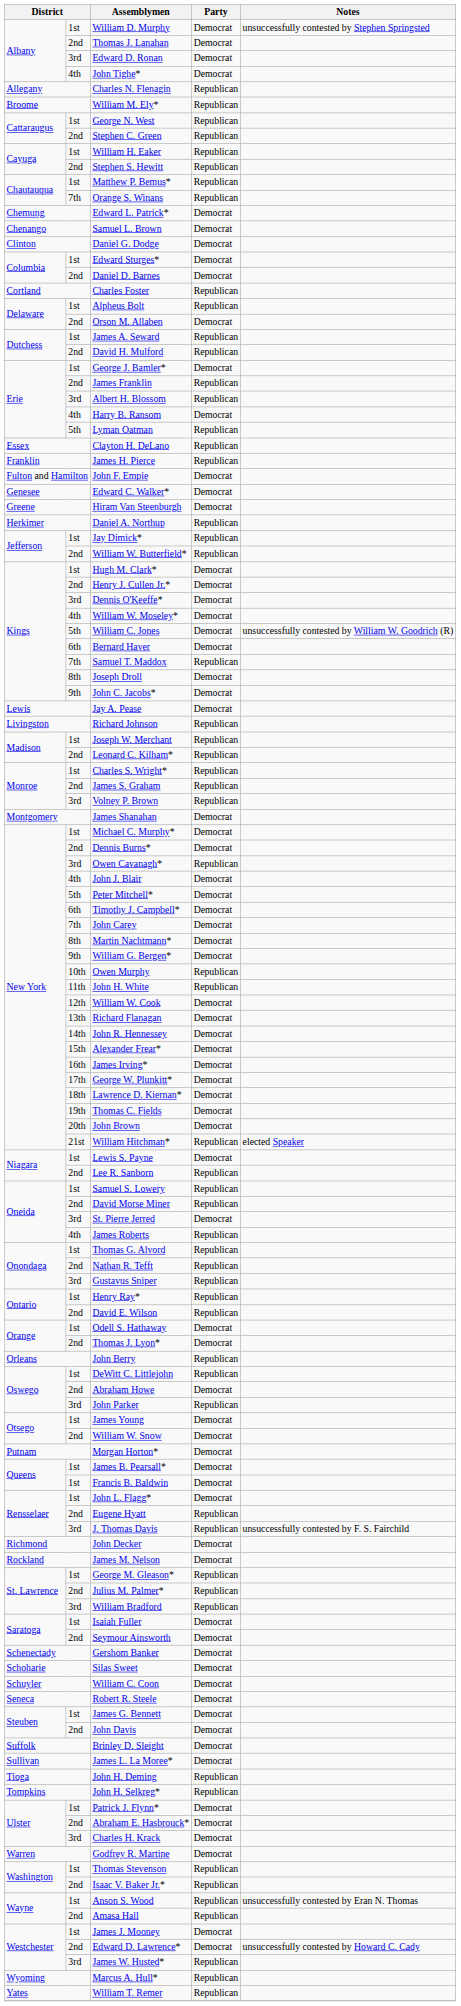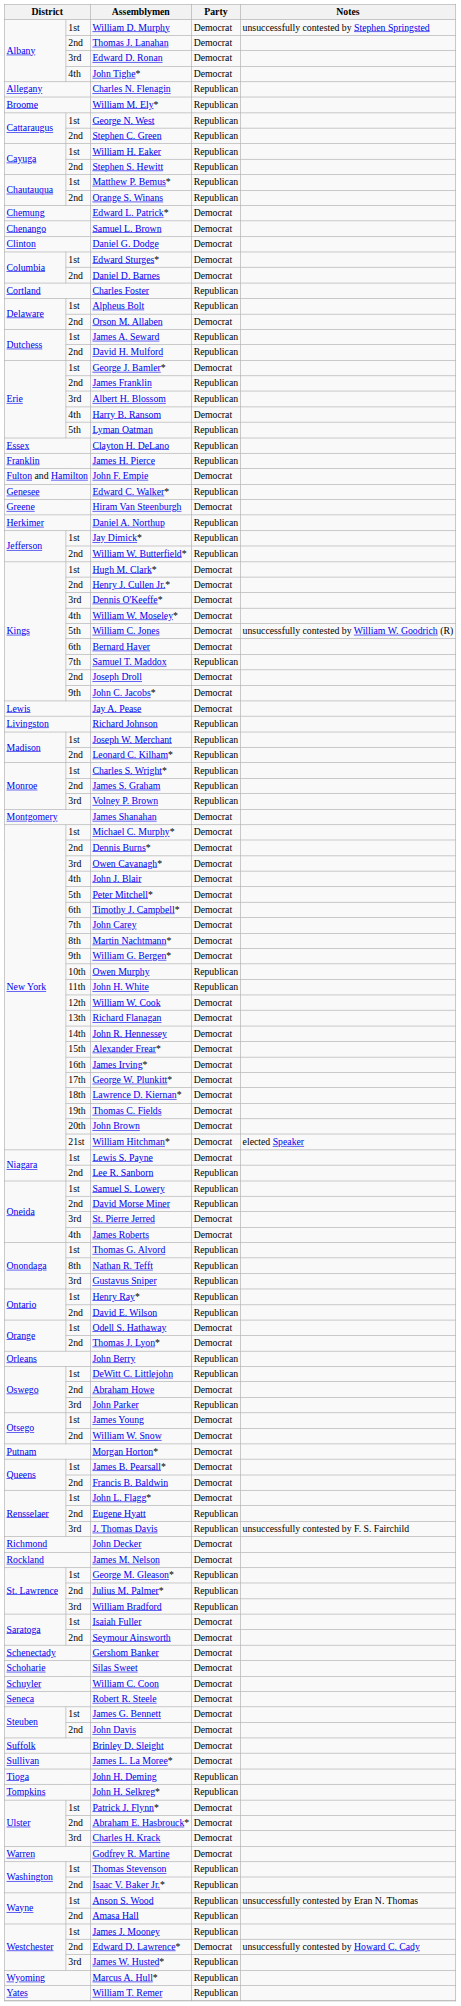(75, 197) 7th -> (76, 197) 2nd
(213, 492) Democrat -> (216, 492) Republican
(75, 677) 8th -> (76, 677) 2nd
(216, 863) Republican -> (213, 863) Democrat
(216, 1142) Republican -> (213, 1142) Democrat
(216, 1235) Republican -> (213, 1235) Democrat
(76, 1266) 2nd -> (75, 1266) 8th
(74, 1482) 1st -> (76, 1482) 2nd
(213, 1931) Democrat -> (216, 1931) Republican
